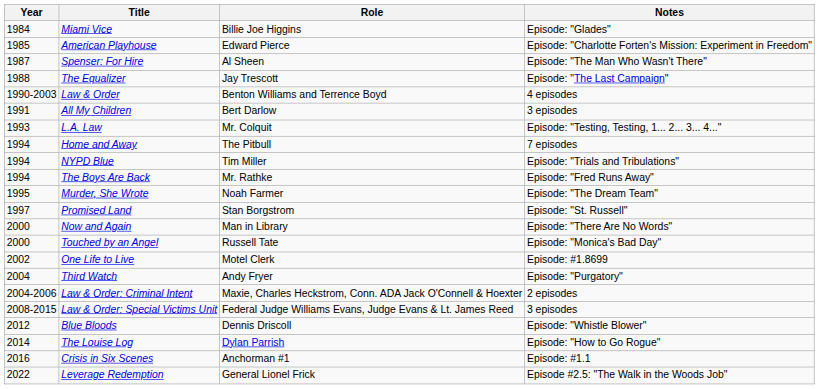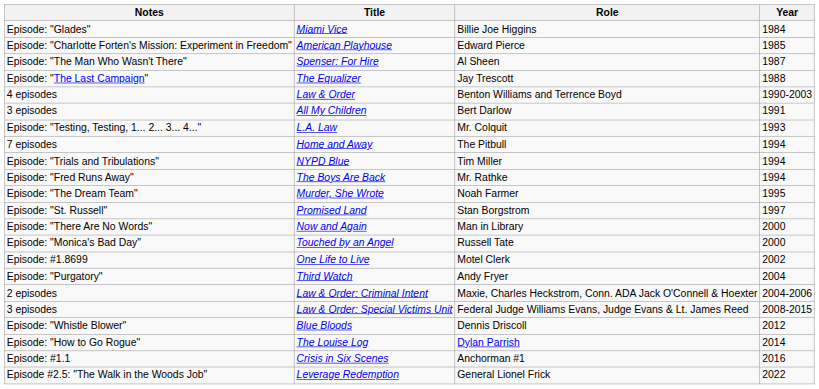columns swapped: (32, 12) <-> (669, 12)
